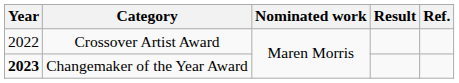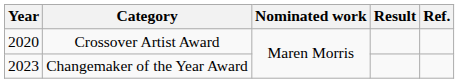(24, 41) 2022 -> (24, 41) 2020
(24, 66) bold -> (24, 66) normal
